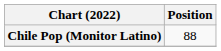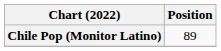(190, 35) 88 -> (190, 35) 89
